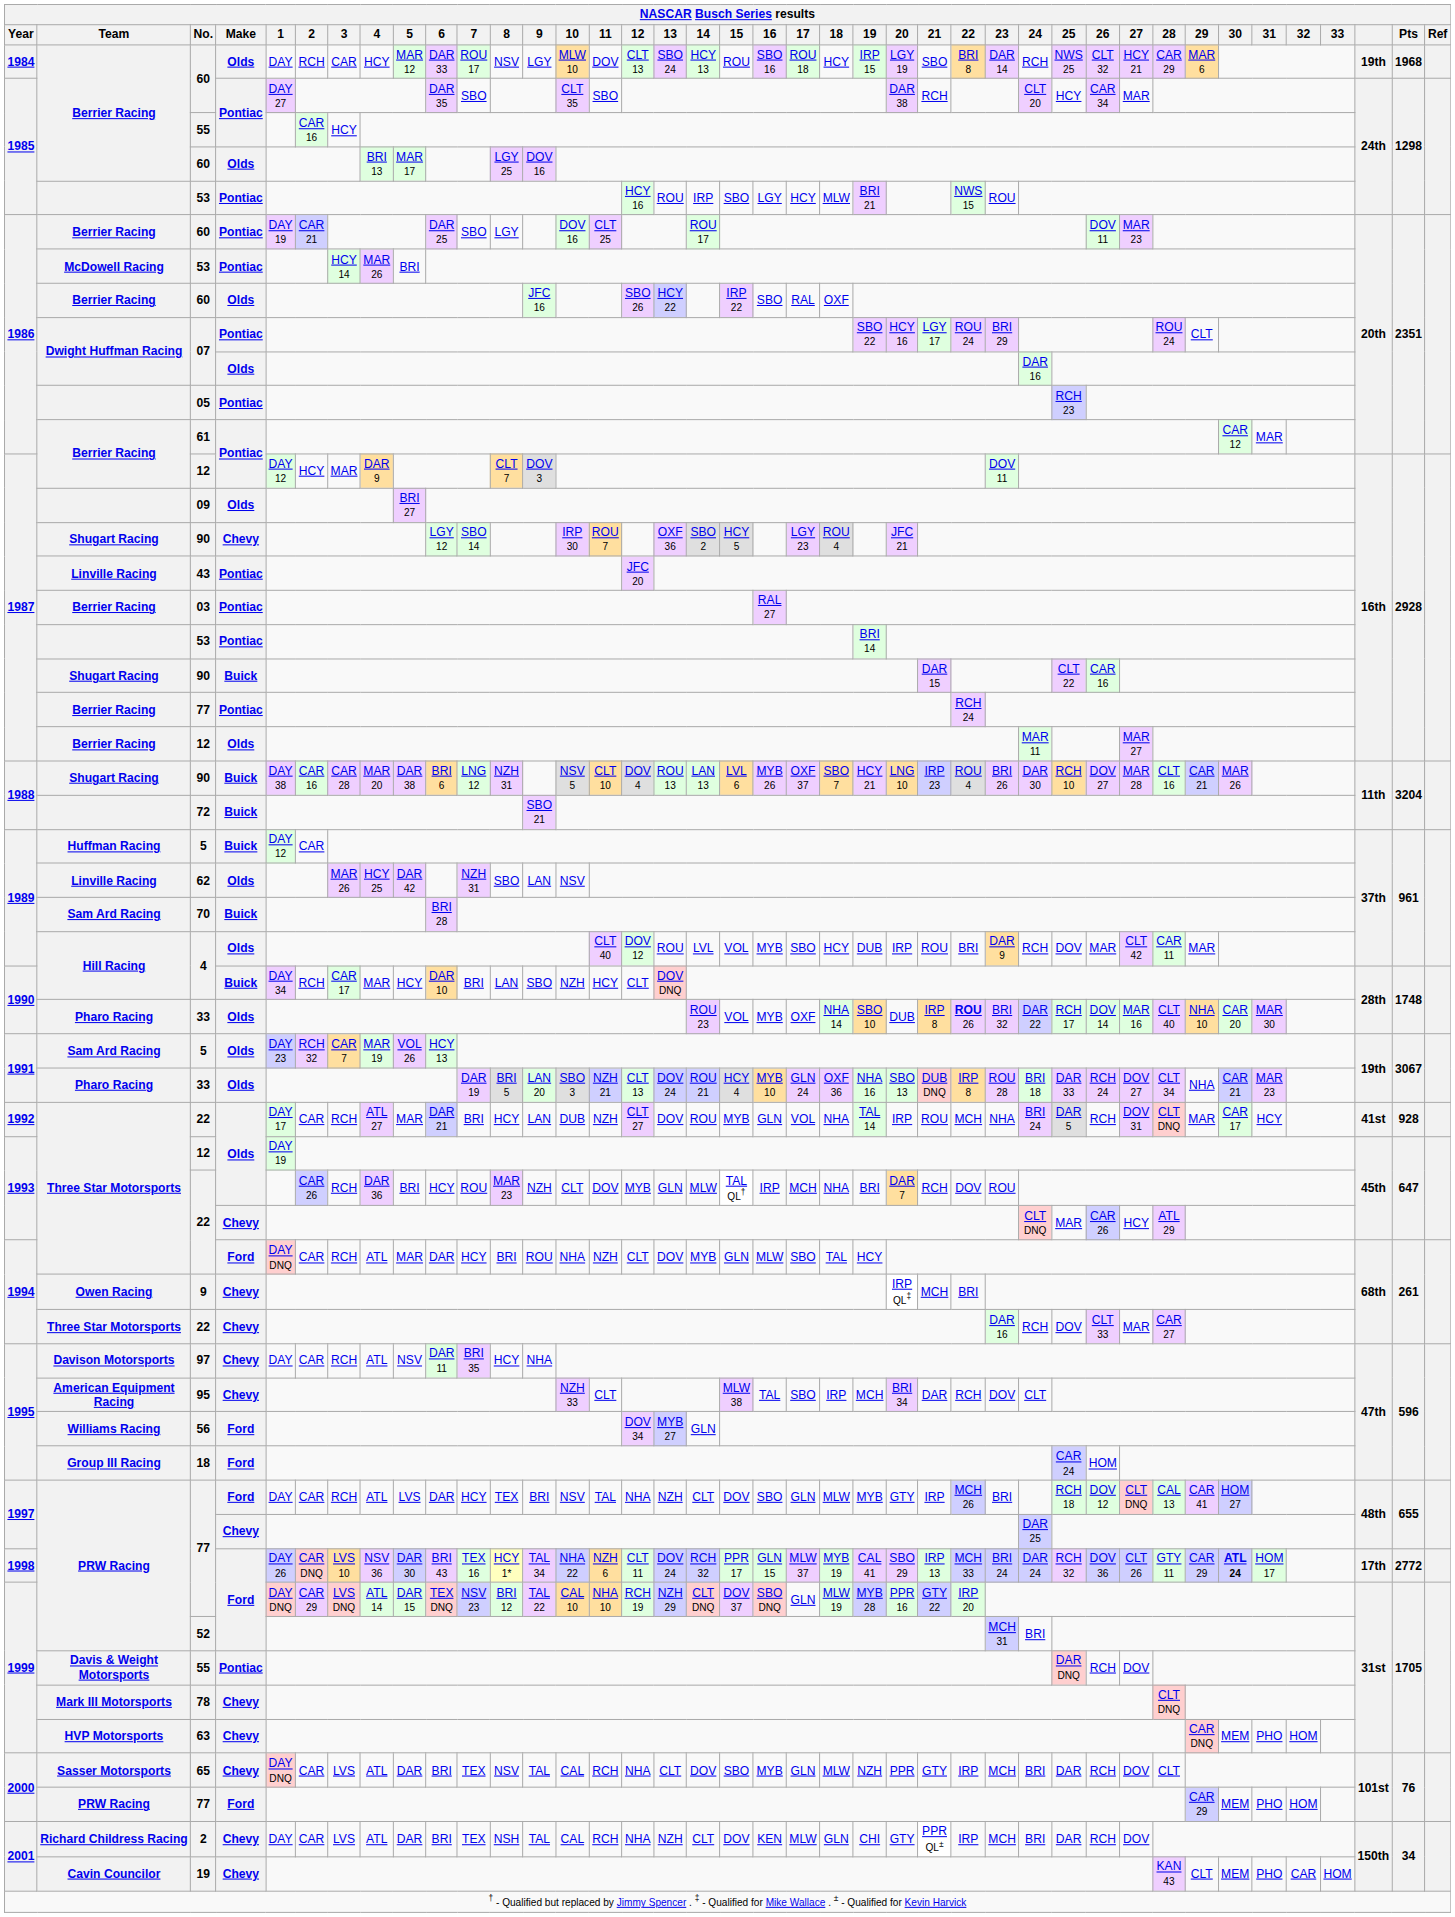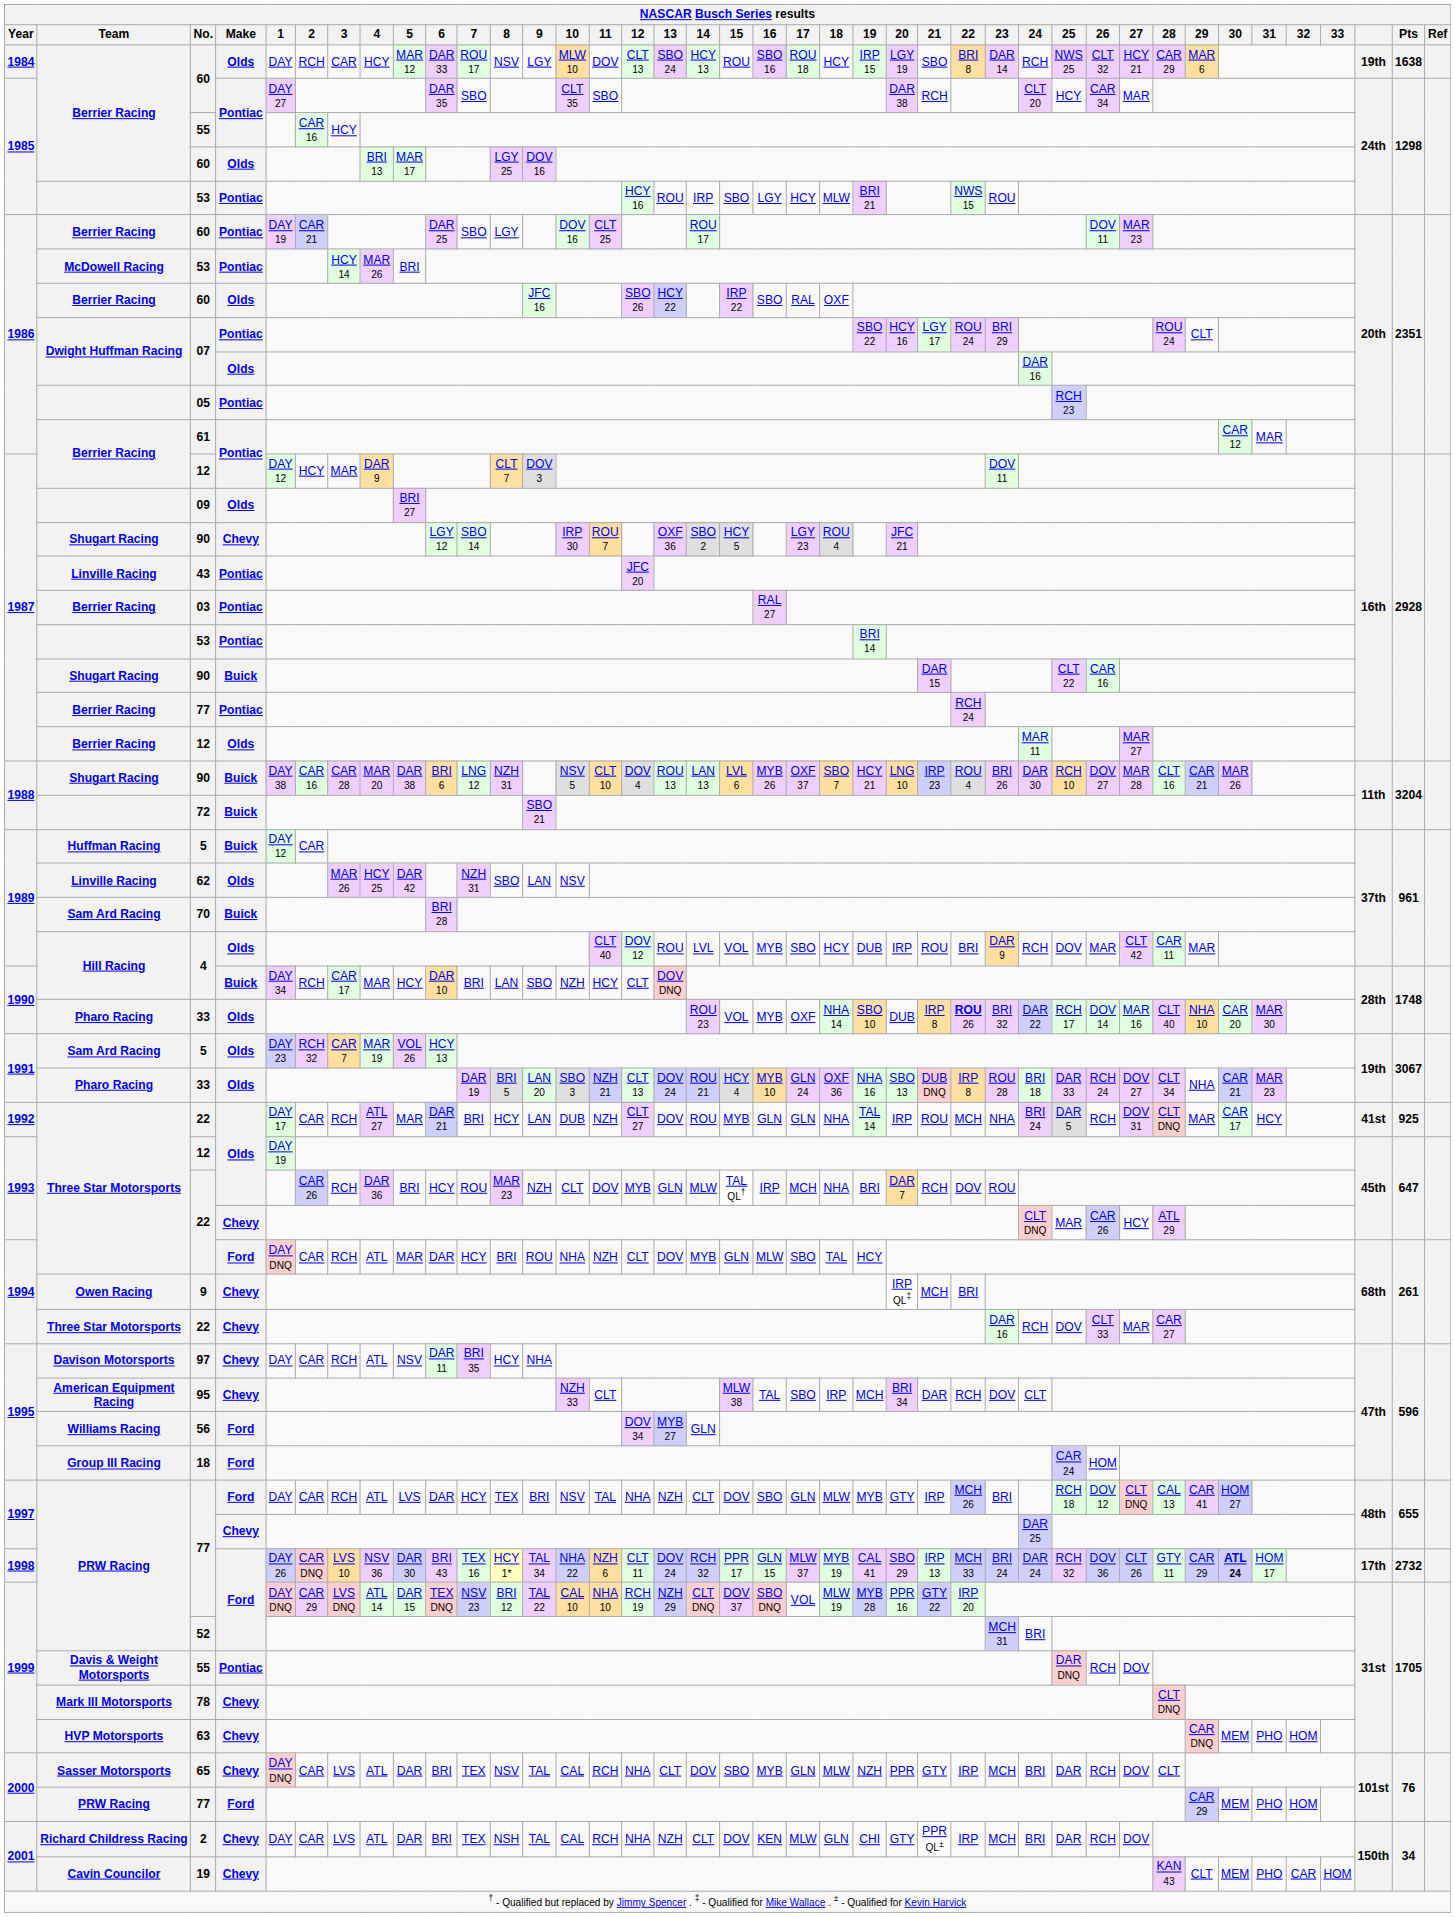(1409, 62) 1968 -> (1409, 62) 1638
(803, 1119) VOL -> (803, 1119) GLN
(1409, 1119) 928 -> (1409, 1119) 925
(1409, 1565) 2772 -> (1409, 1565) 2732
(803, 1600) GLN -> (803, 1600) VOL
